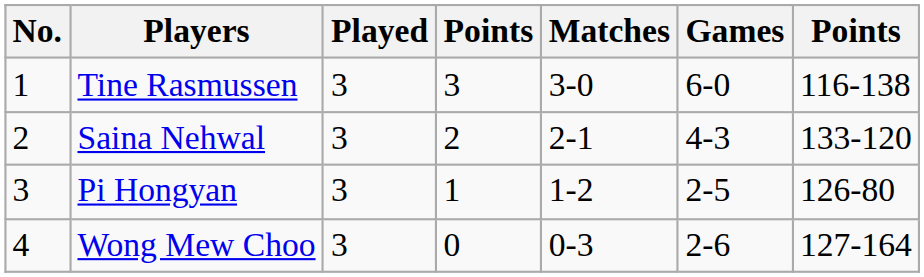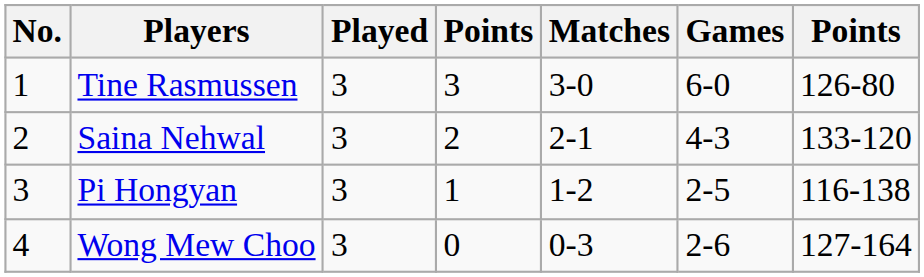(855, 84) 116-138 -> (848, 84) 126-80
(848, 191) 126-80 -> (855, 191) 116-138
